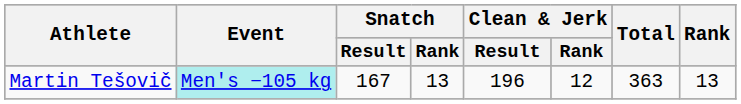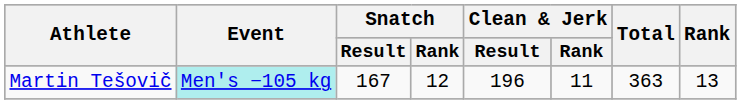(437, 82) 13 -> (437, 82) 12
(581, 82) 12 -> (581, 82) 11
